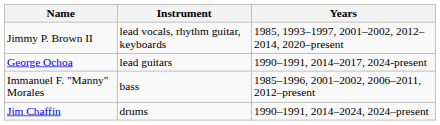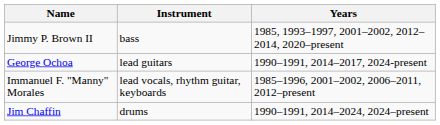(180, 37) lead vocals, rhythm guitar, keyboards -> (129, 37) bass
(129, 86) bass -> (180, 86) lead vocals, rhythm guitar, keyboards
